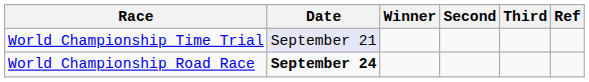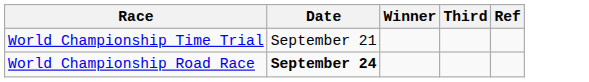- column: (470, 17)
(324, 40) lavender background -> (324, 40) no background
